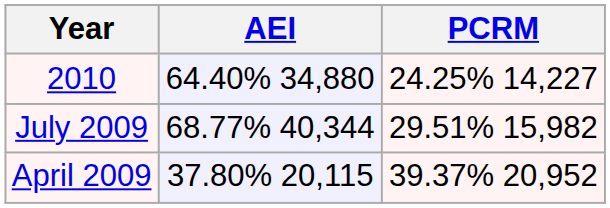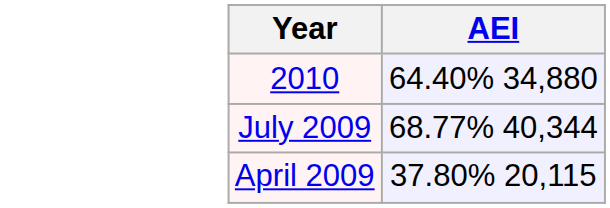- column: (493, 29)
